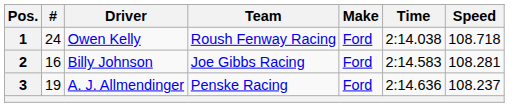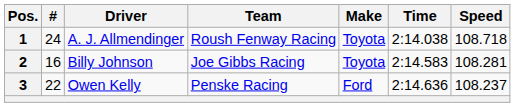(104, 39) Owen Kelly -> (126, 39) A. J. Allmendinger
(357, 39) Ford -> (364, 39) Toyota
(357, 62) Ford -> (364, 62) Toyota
(53, 85) 19 -> (53, 85) 22
(126, 85) A. J. Allmendinger -> (104, 85) Owen Kelly
